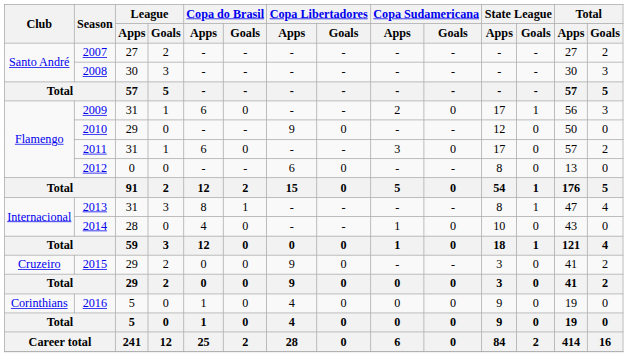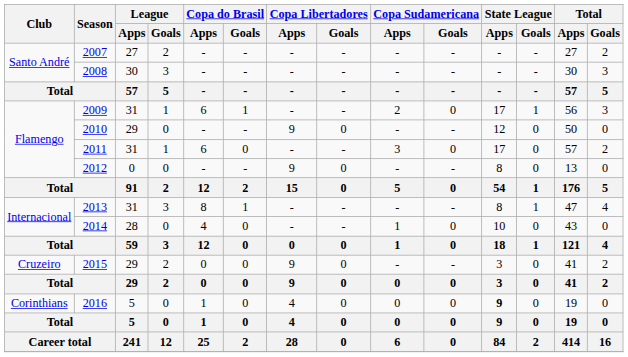(245, 110) 0 -> (245, 110) 1
(292, 168) 6 -> (292, 168) 9
(499, 303) normal -> (499, 303) bold
